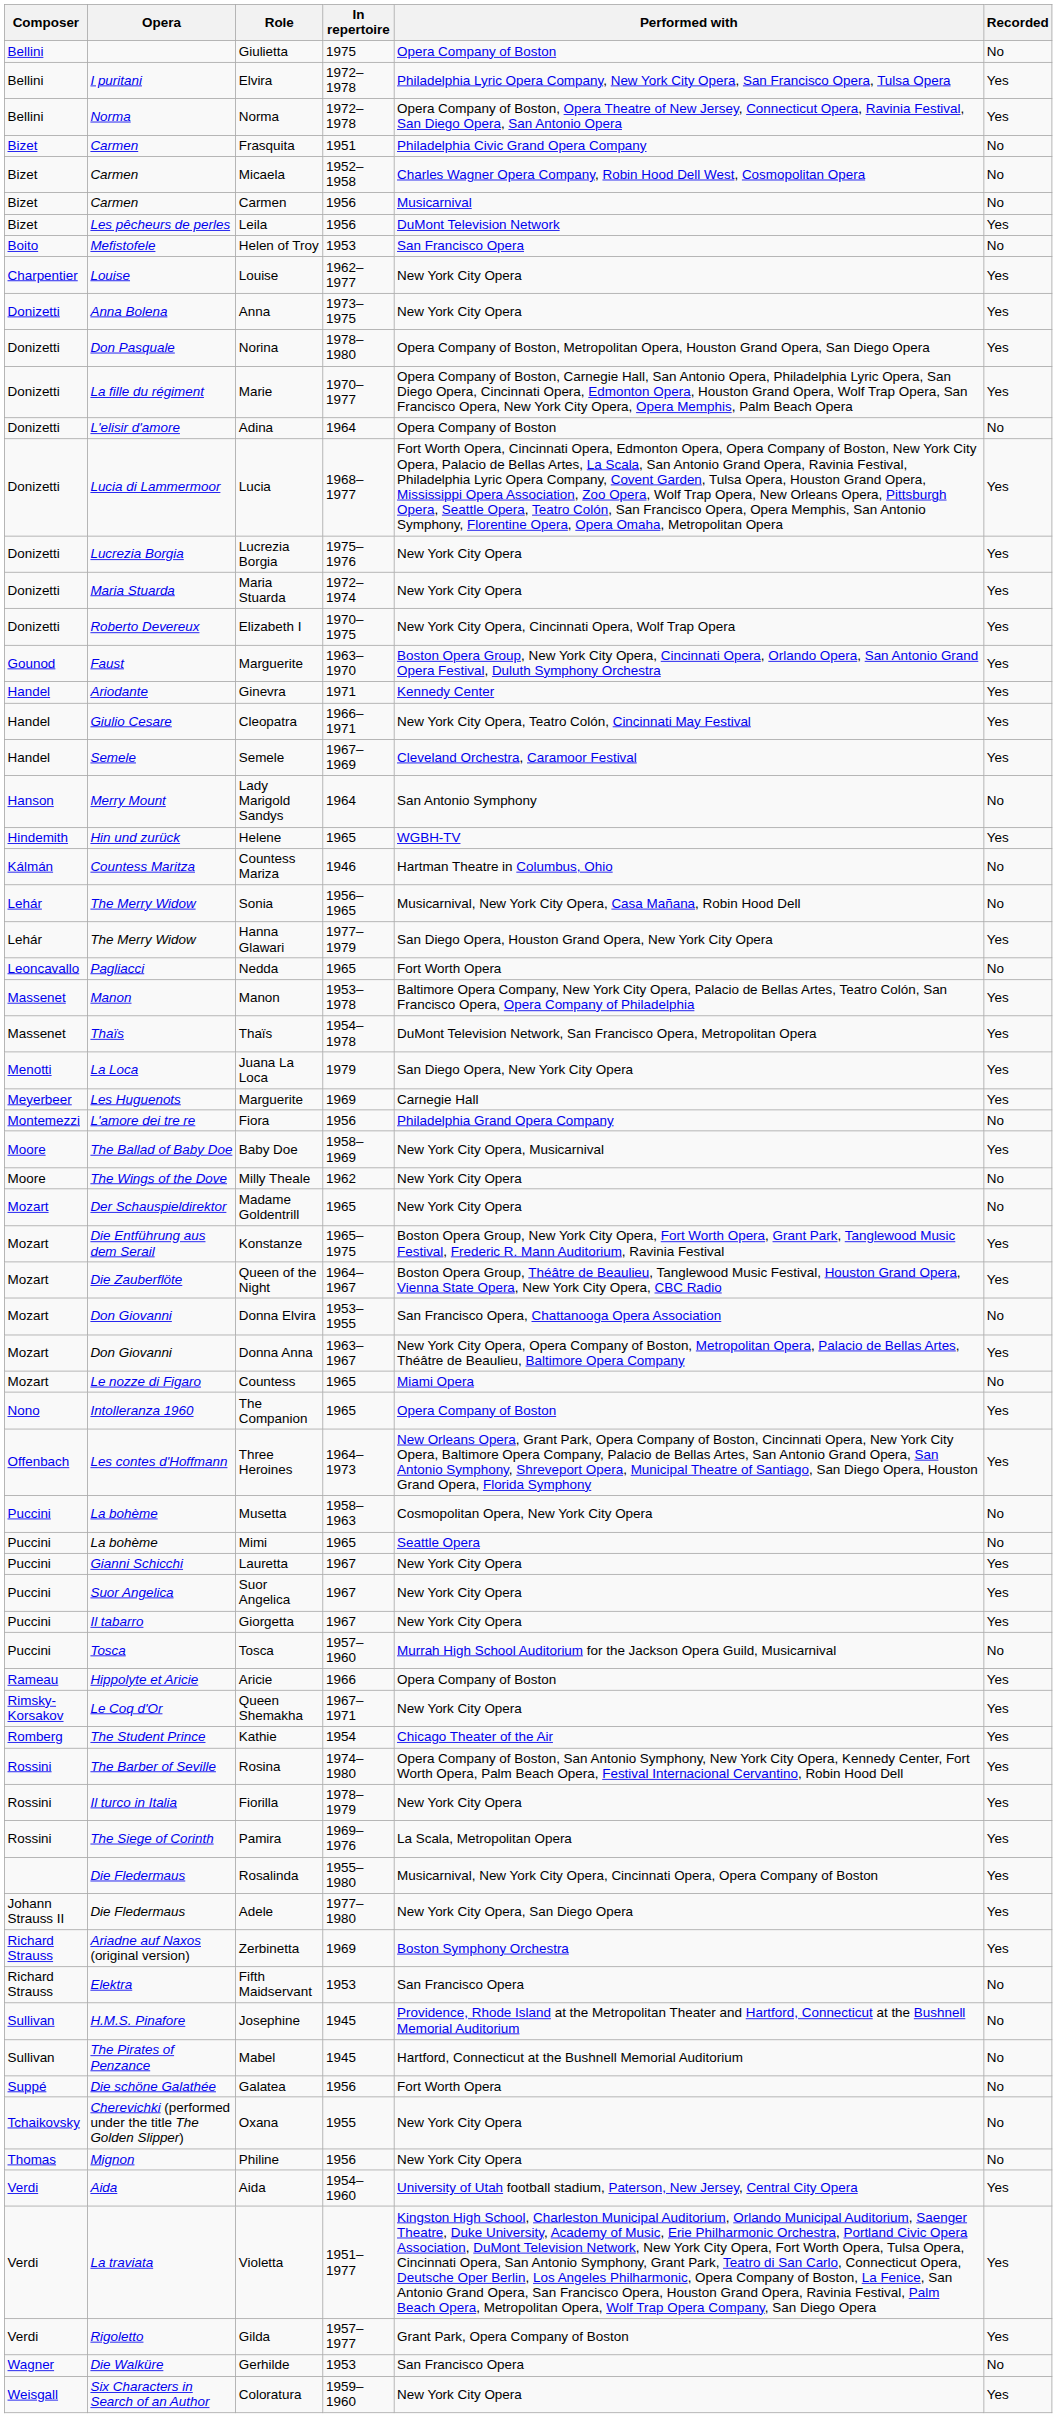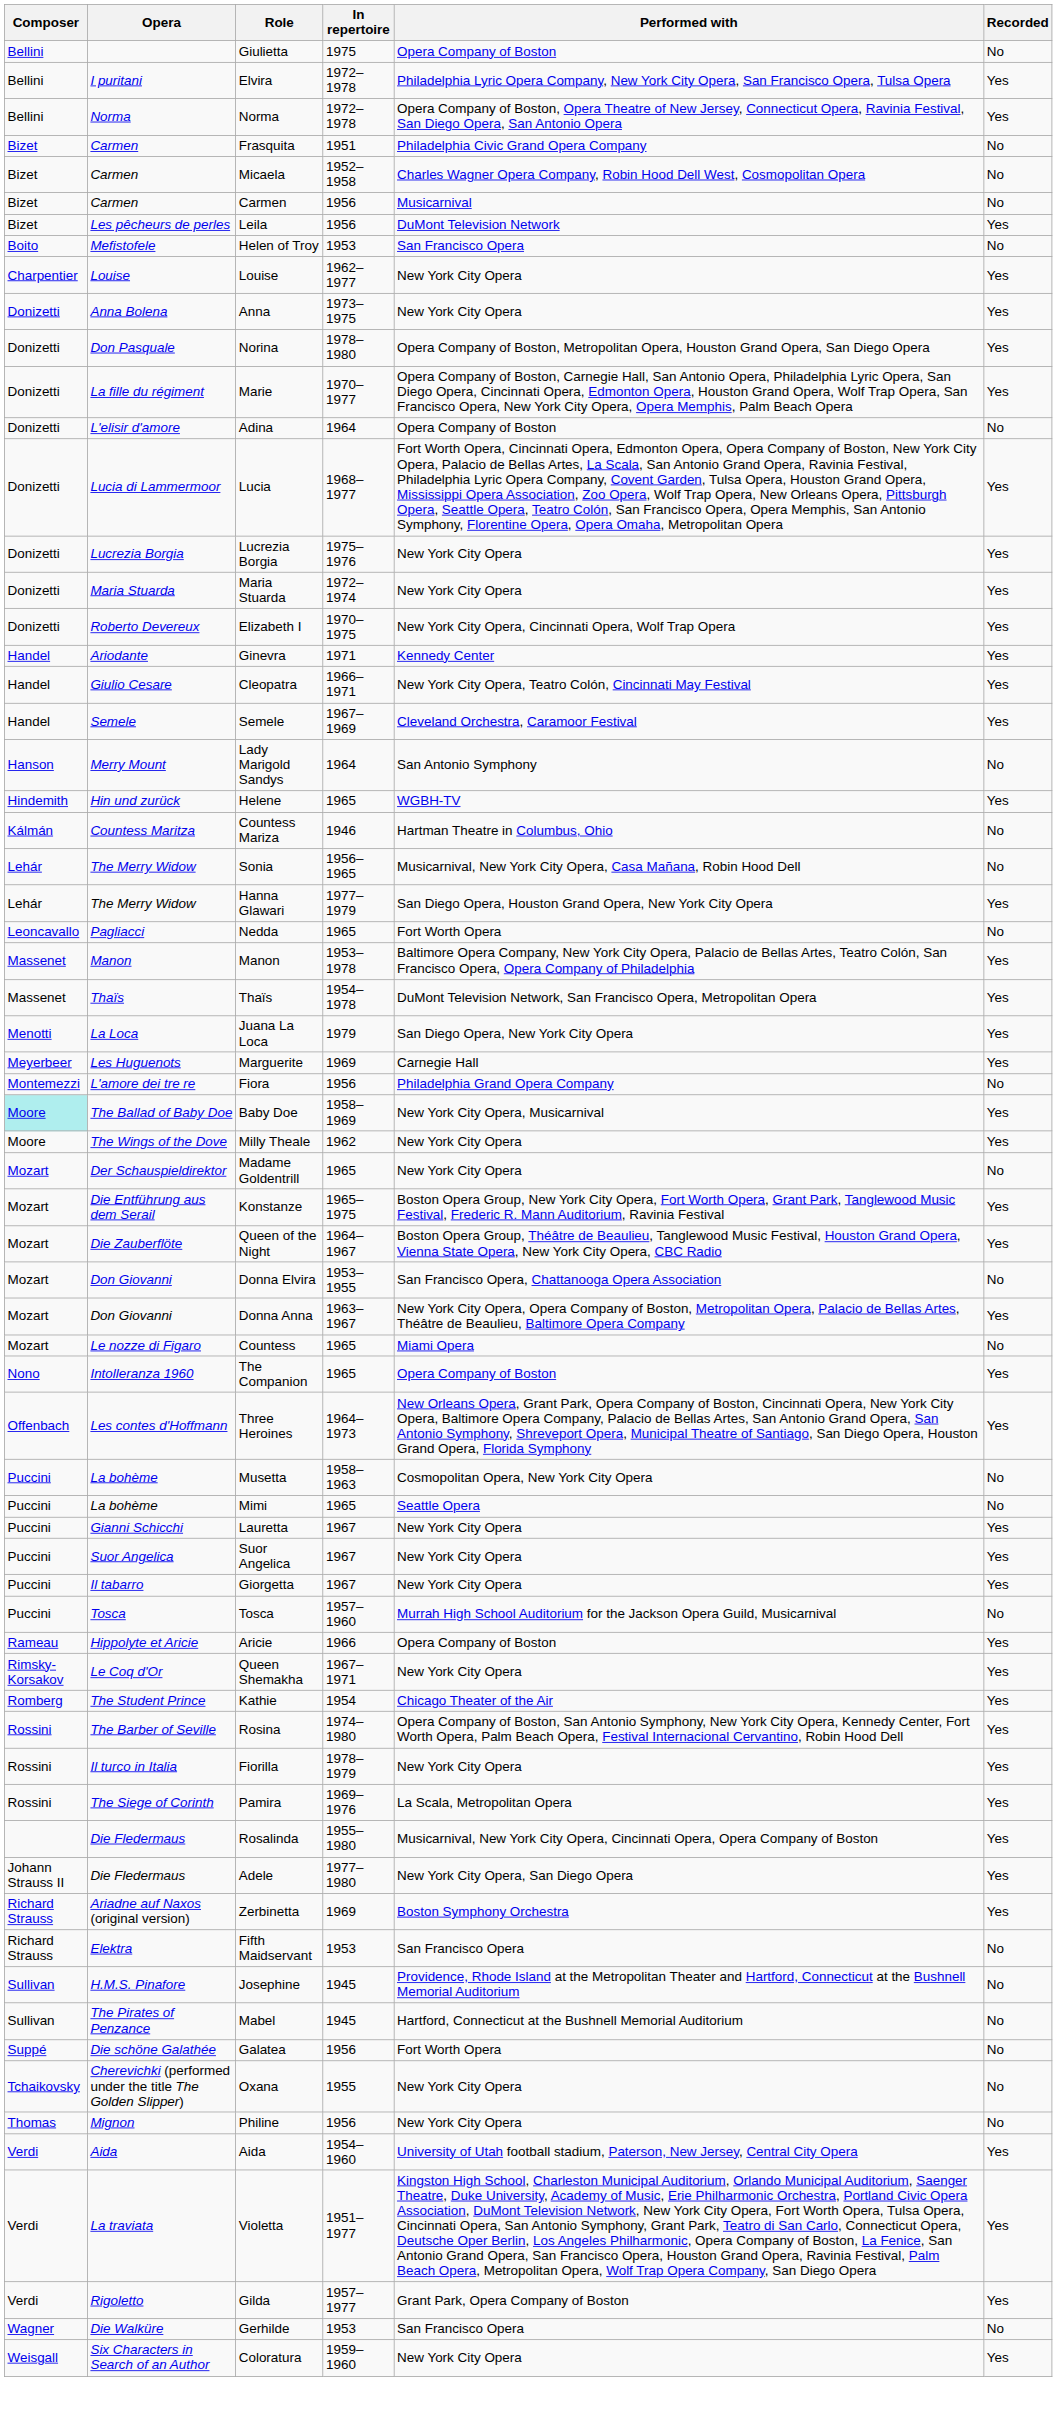- row: (107, 663)
(27, 1149) no background -> (27, 1113) paleturquoise background
(995, 1178) No -> (998, 1141) Yes
